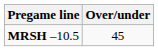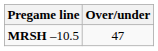(118, 35) 45 -> (118, 35) 47
